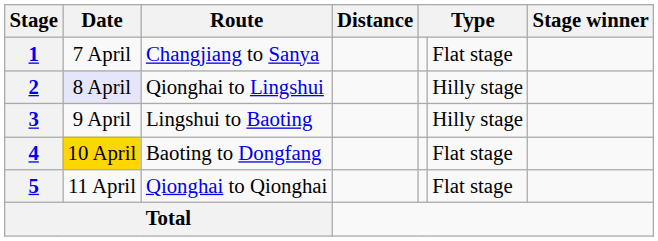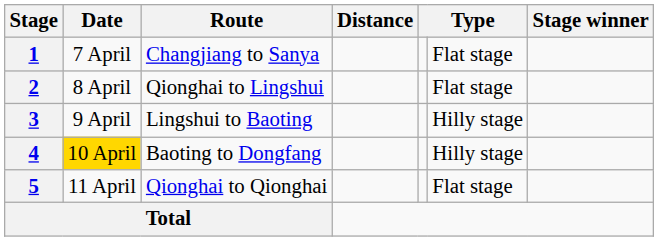(102, 86) lavender background -> (102, 86) no background
(478, 86) Hilly stage -> (472, 86) Flat stage
(472, 152) Flat stage -> (478, 152) Hilly stage
